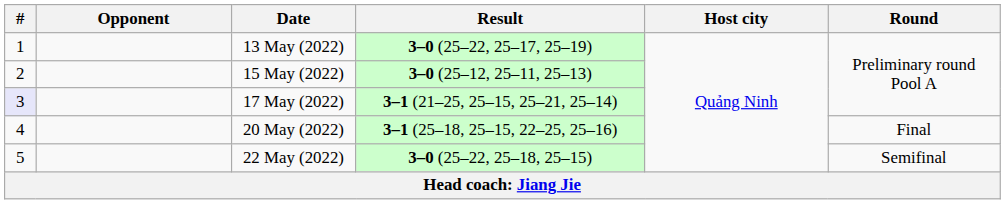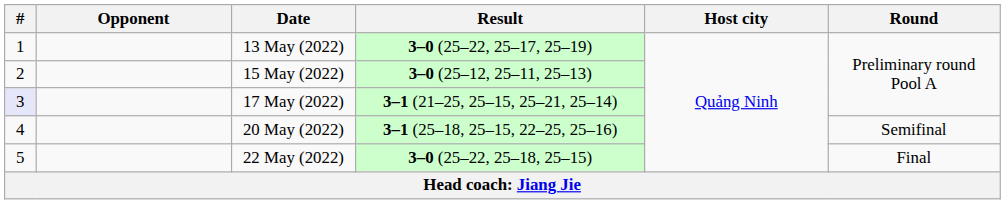(914, 129) Final -> (914, 129) Semifinal
(914, 157) Semifinal -> (914, 157) Final
